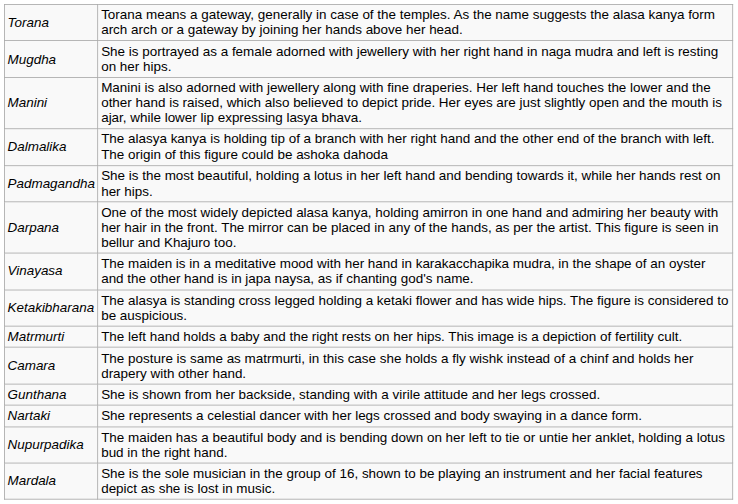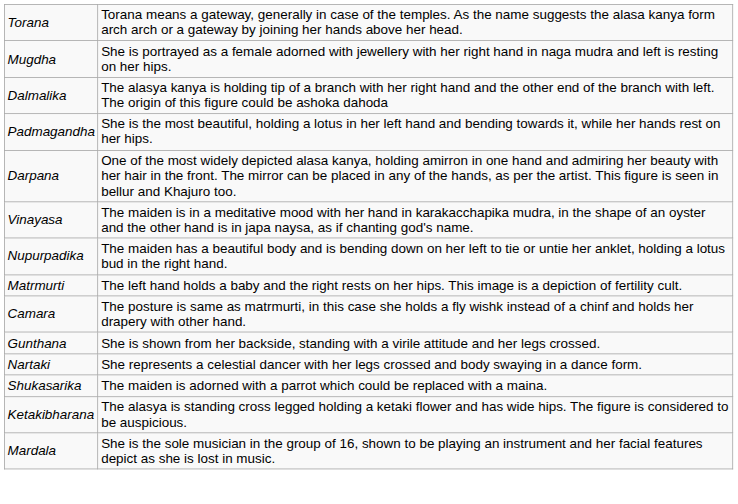- row: (27, 103)
rows swapped: (51, 308) <-> (46, 444)
+ row: (44, 385)
